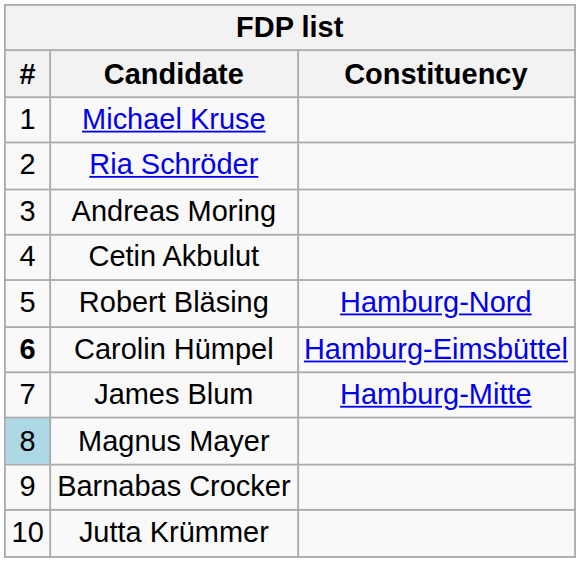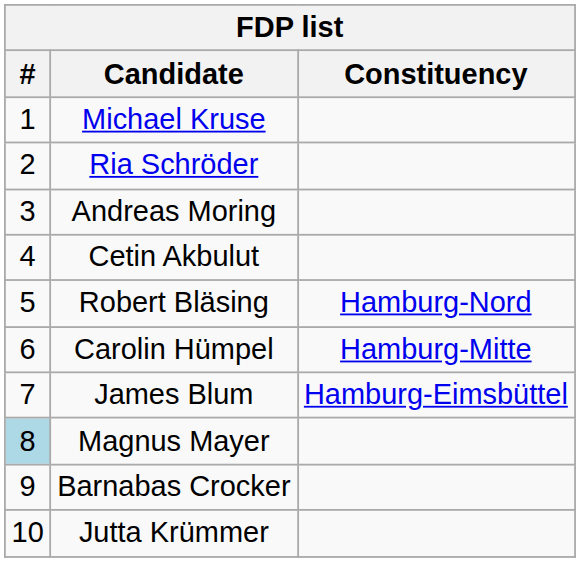(28, 348) bold -> (28, 348) normal
(436, 348) Hamburg-Eimsbüttel -> (436, 348) Hamburg-Mitte
(436, 394) Hamburg-Mitte -> (436, 394) Hamburg-Eimsbüttel
